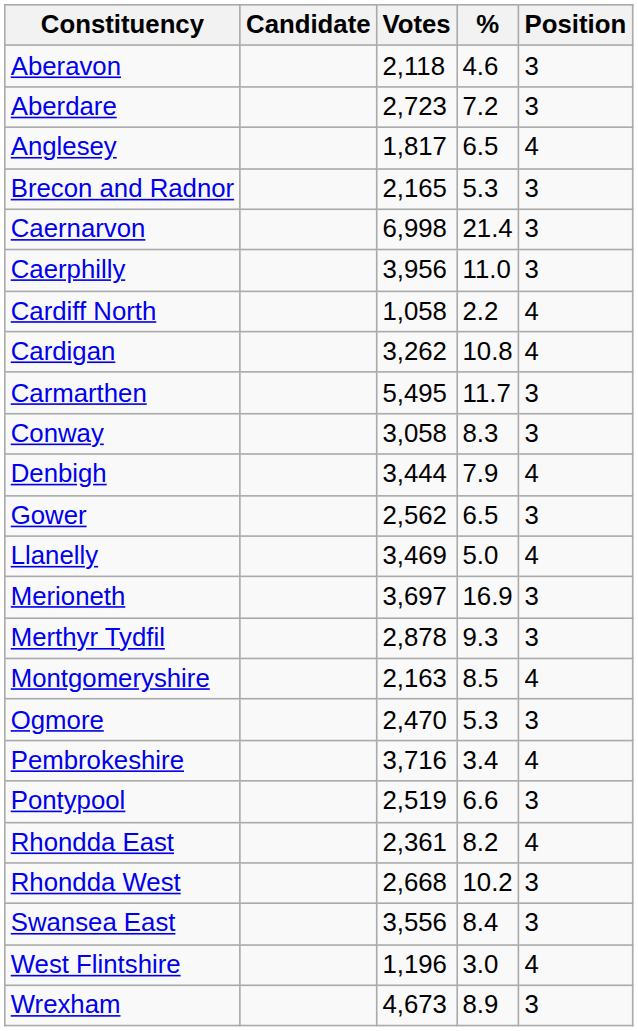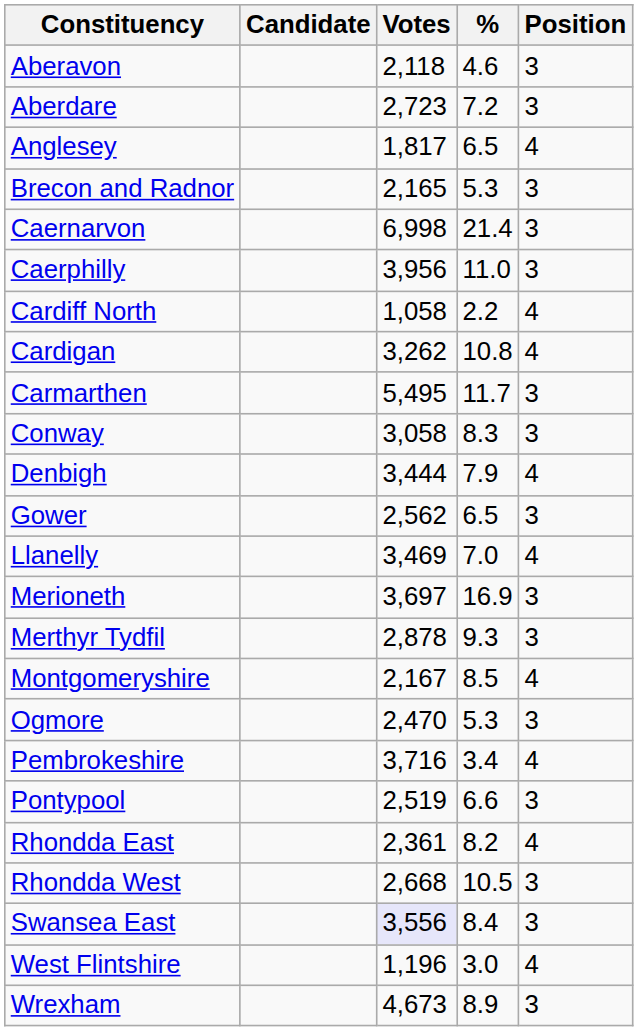(480, 556) 5.0 -> (480, 556) 7.0
(415, 678) 2,163 -> (415, 678) 2,167
(488, 882) 10.2 -> (488, 882) 10.5
(415, 923) no background -> (415, 923) lavender background
